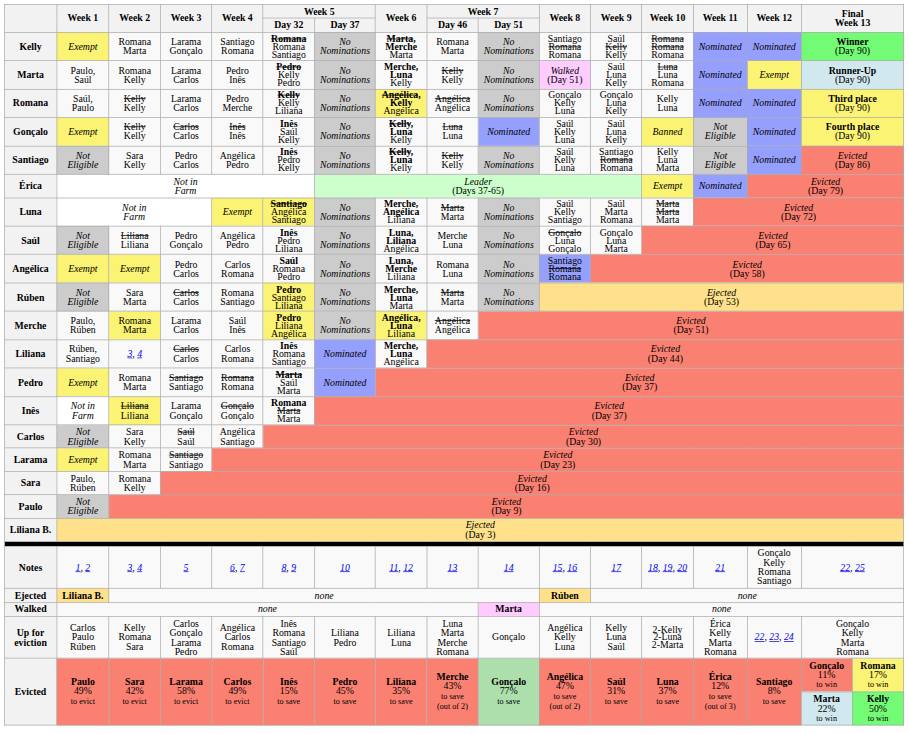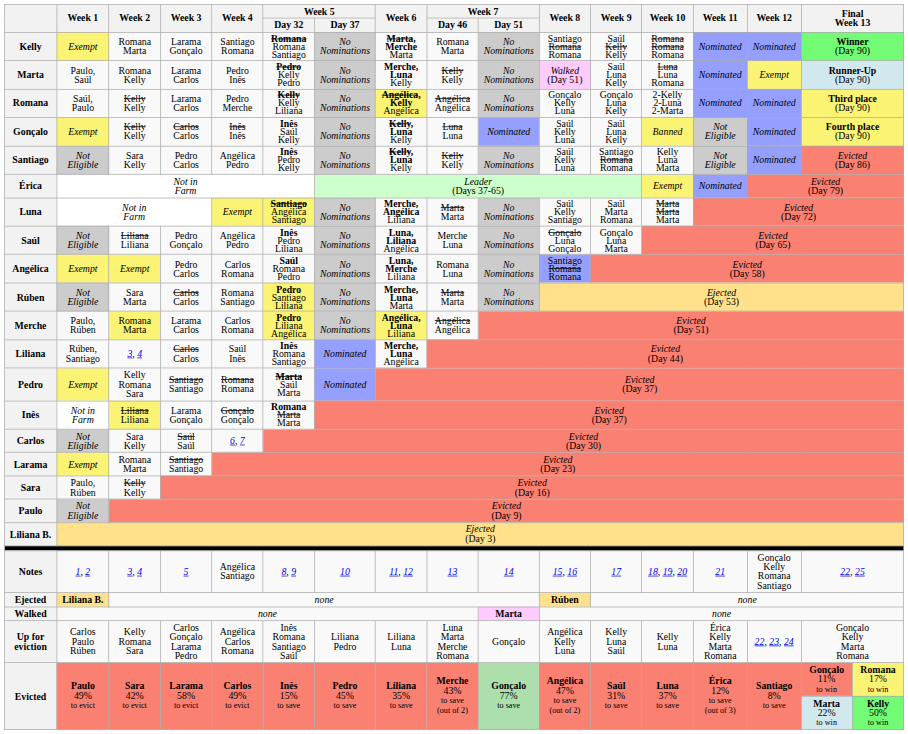(668, 103) Kelly Luna -> (668, 103) 2-Kelly 2-Luna 2-Marta
(237, 325) Saúl Inês -> (237, 325) Carlos Romana
(237, 353) Carlos Romana -> (237, 353) Saúl Inês
(135, 382) Romana Marta -> (135, 384) Kelly Romana Sara
(237, 436) Angélica Santiago -> (237, 440) 6, 7
(135, 483) Romana Kelly -> (135, 487) Kelly Kelly
(237, 567) 6, 7 -> (237, 571) Angélica Santiago
(668, 637) 2-Kelly 2-Luna 2-Marta -> (668, 641) Kelly Luna
